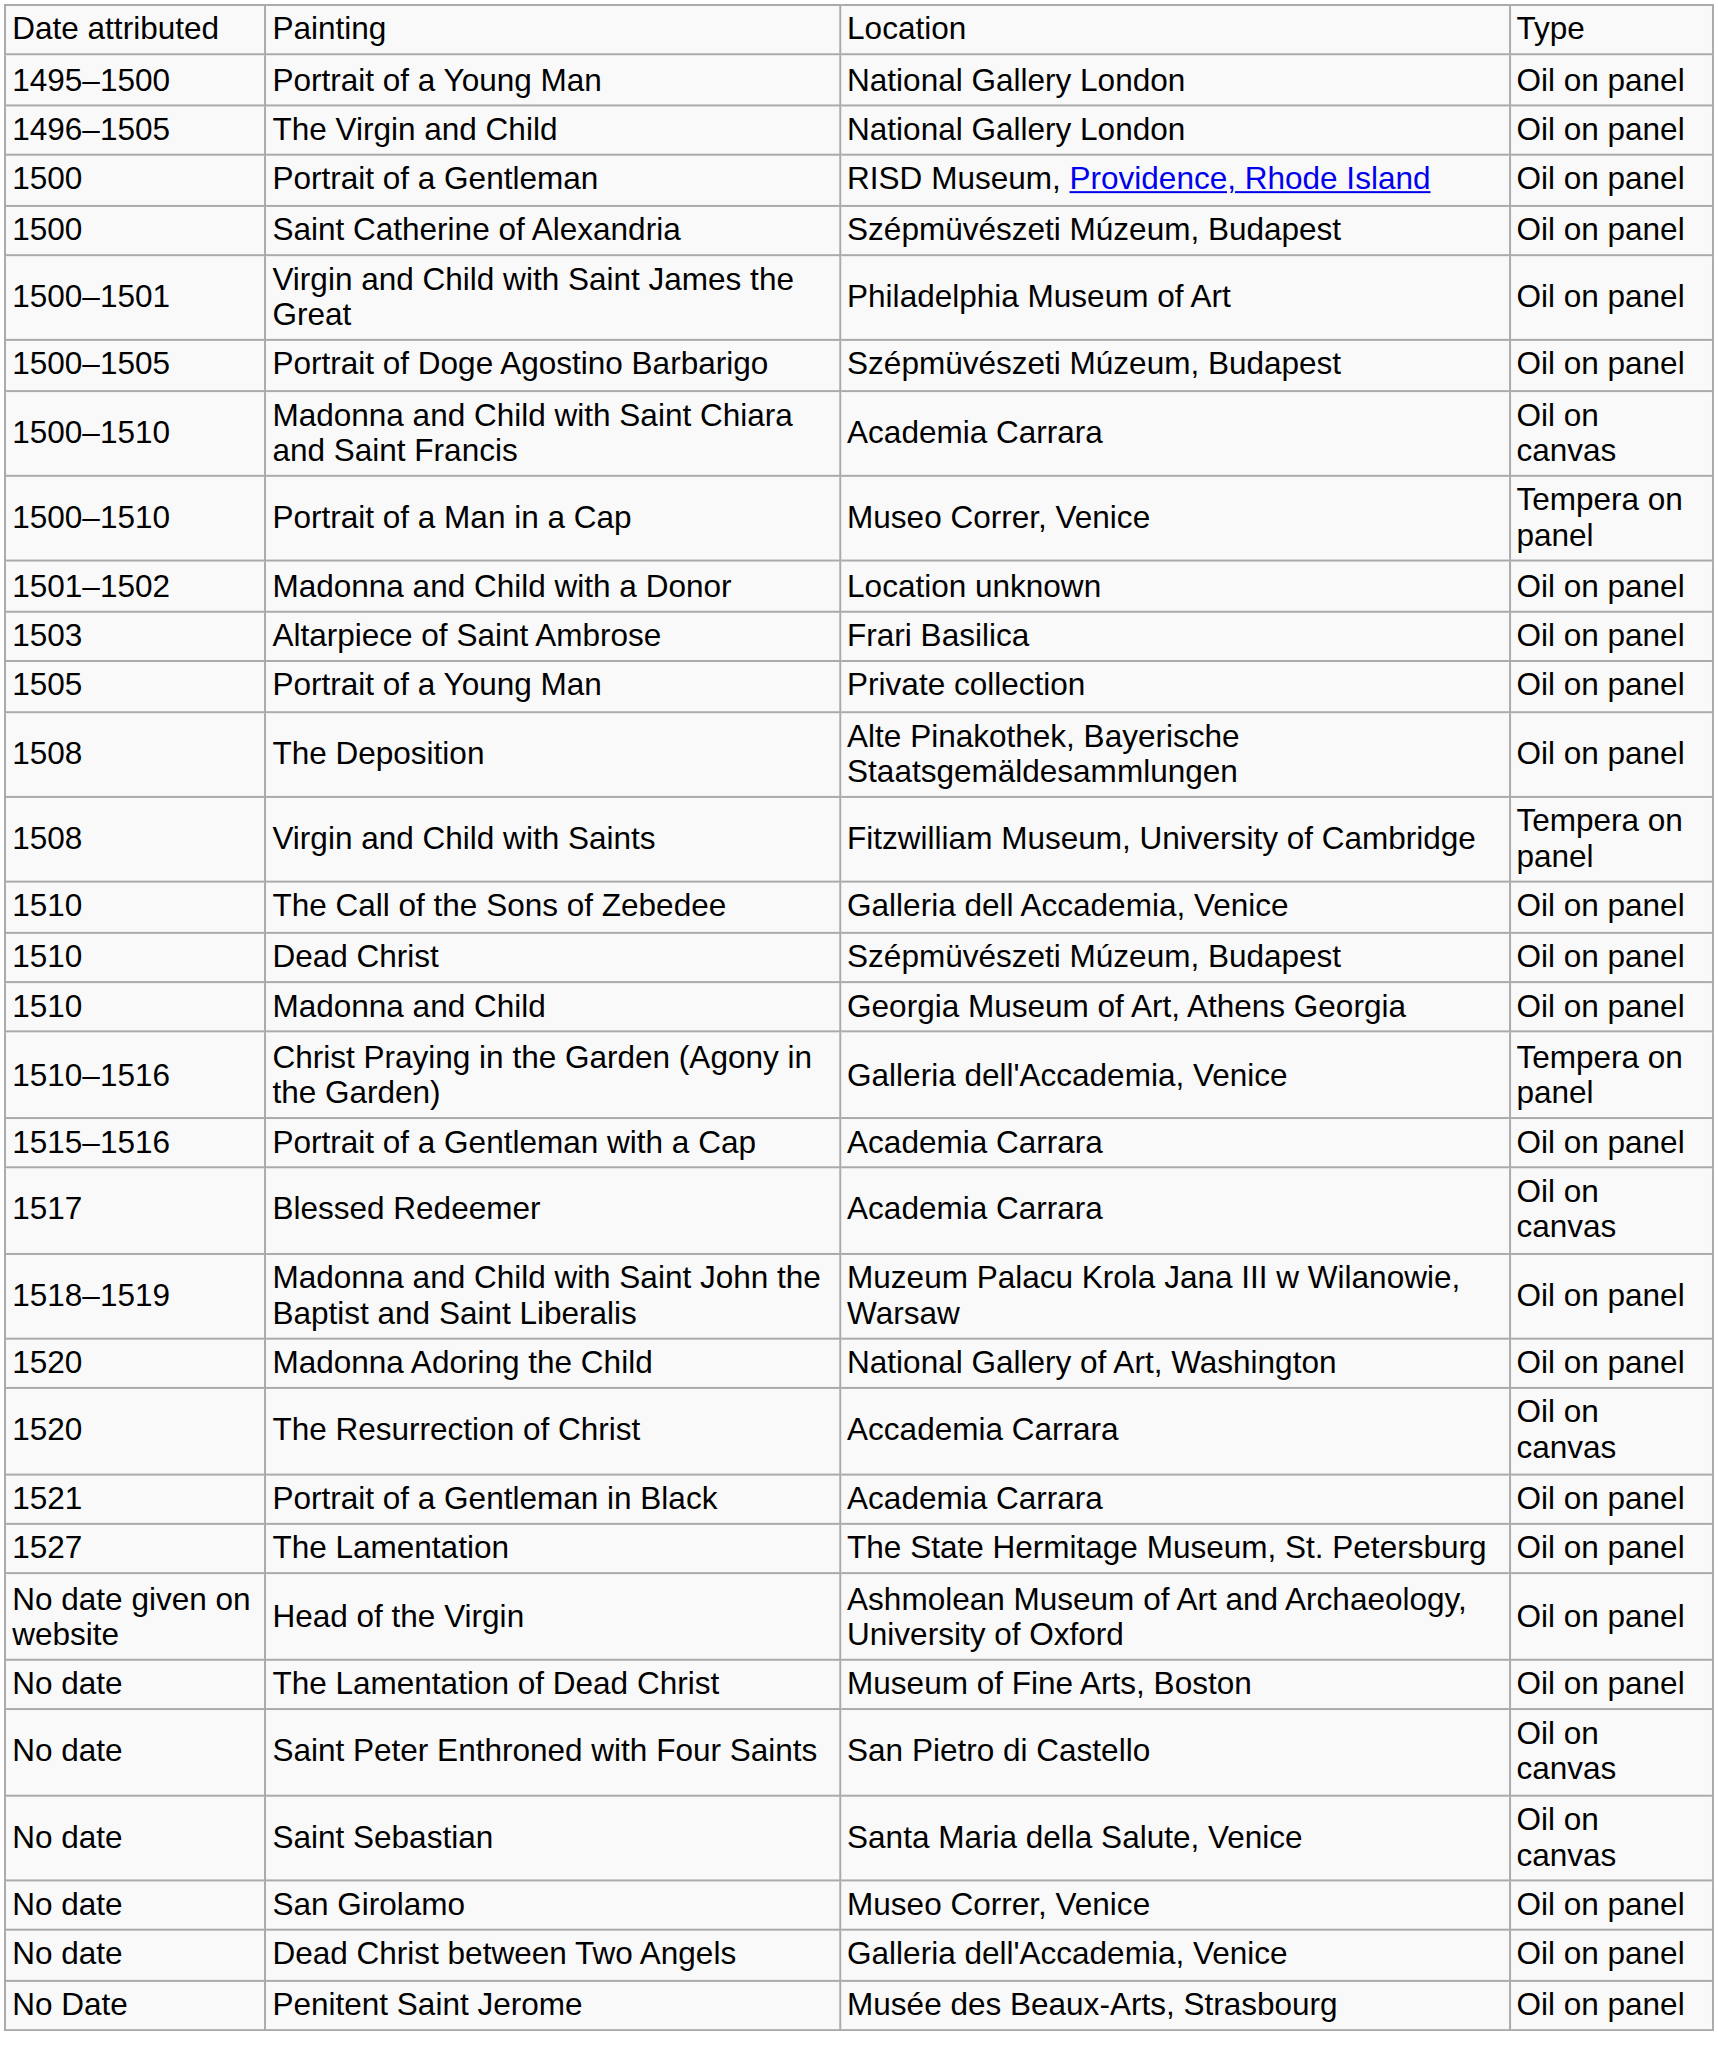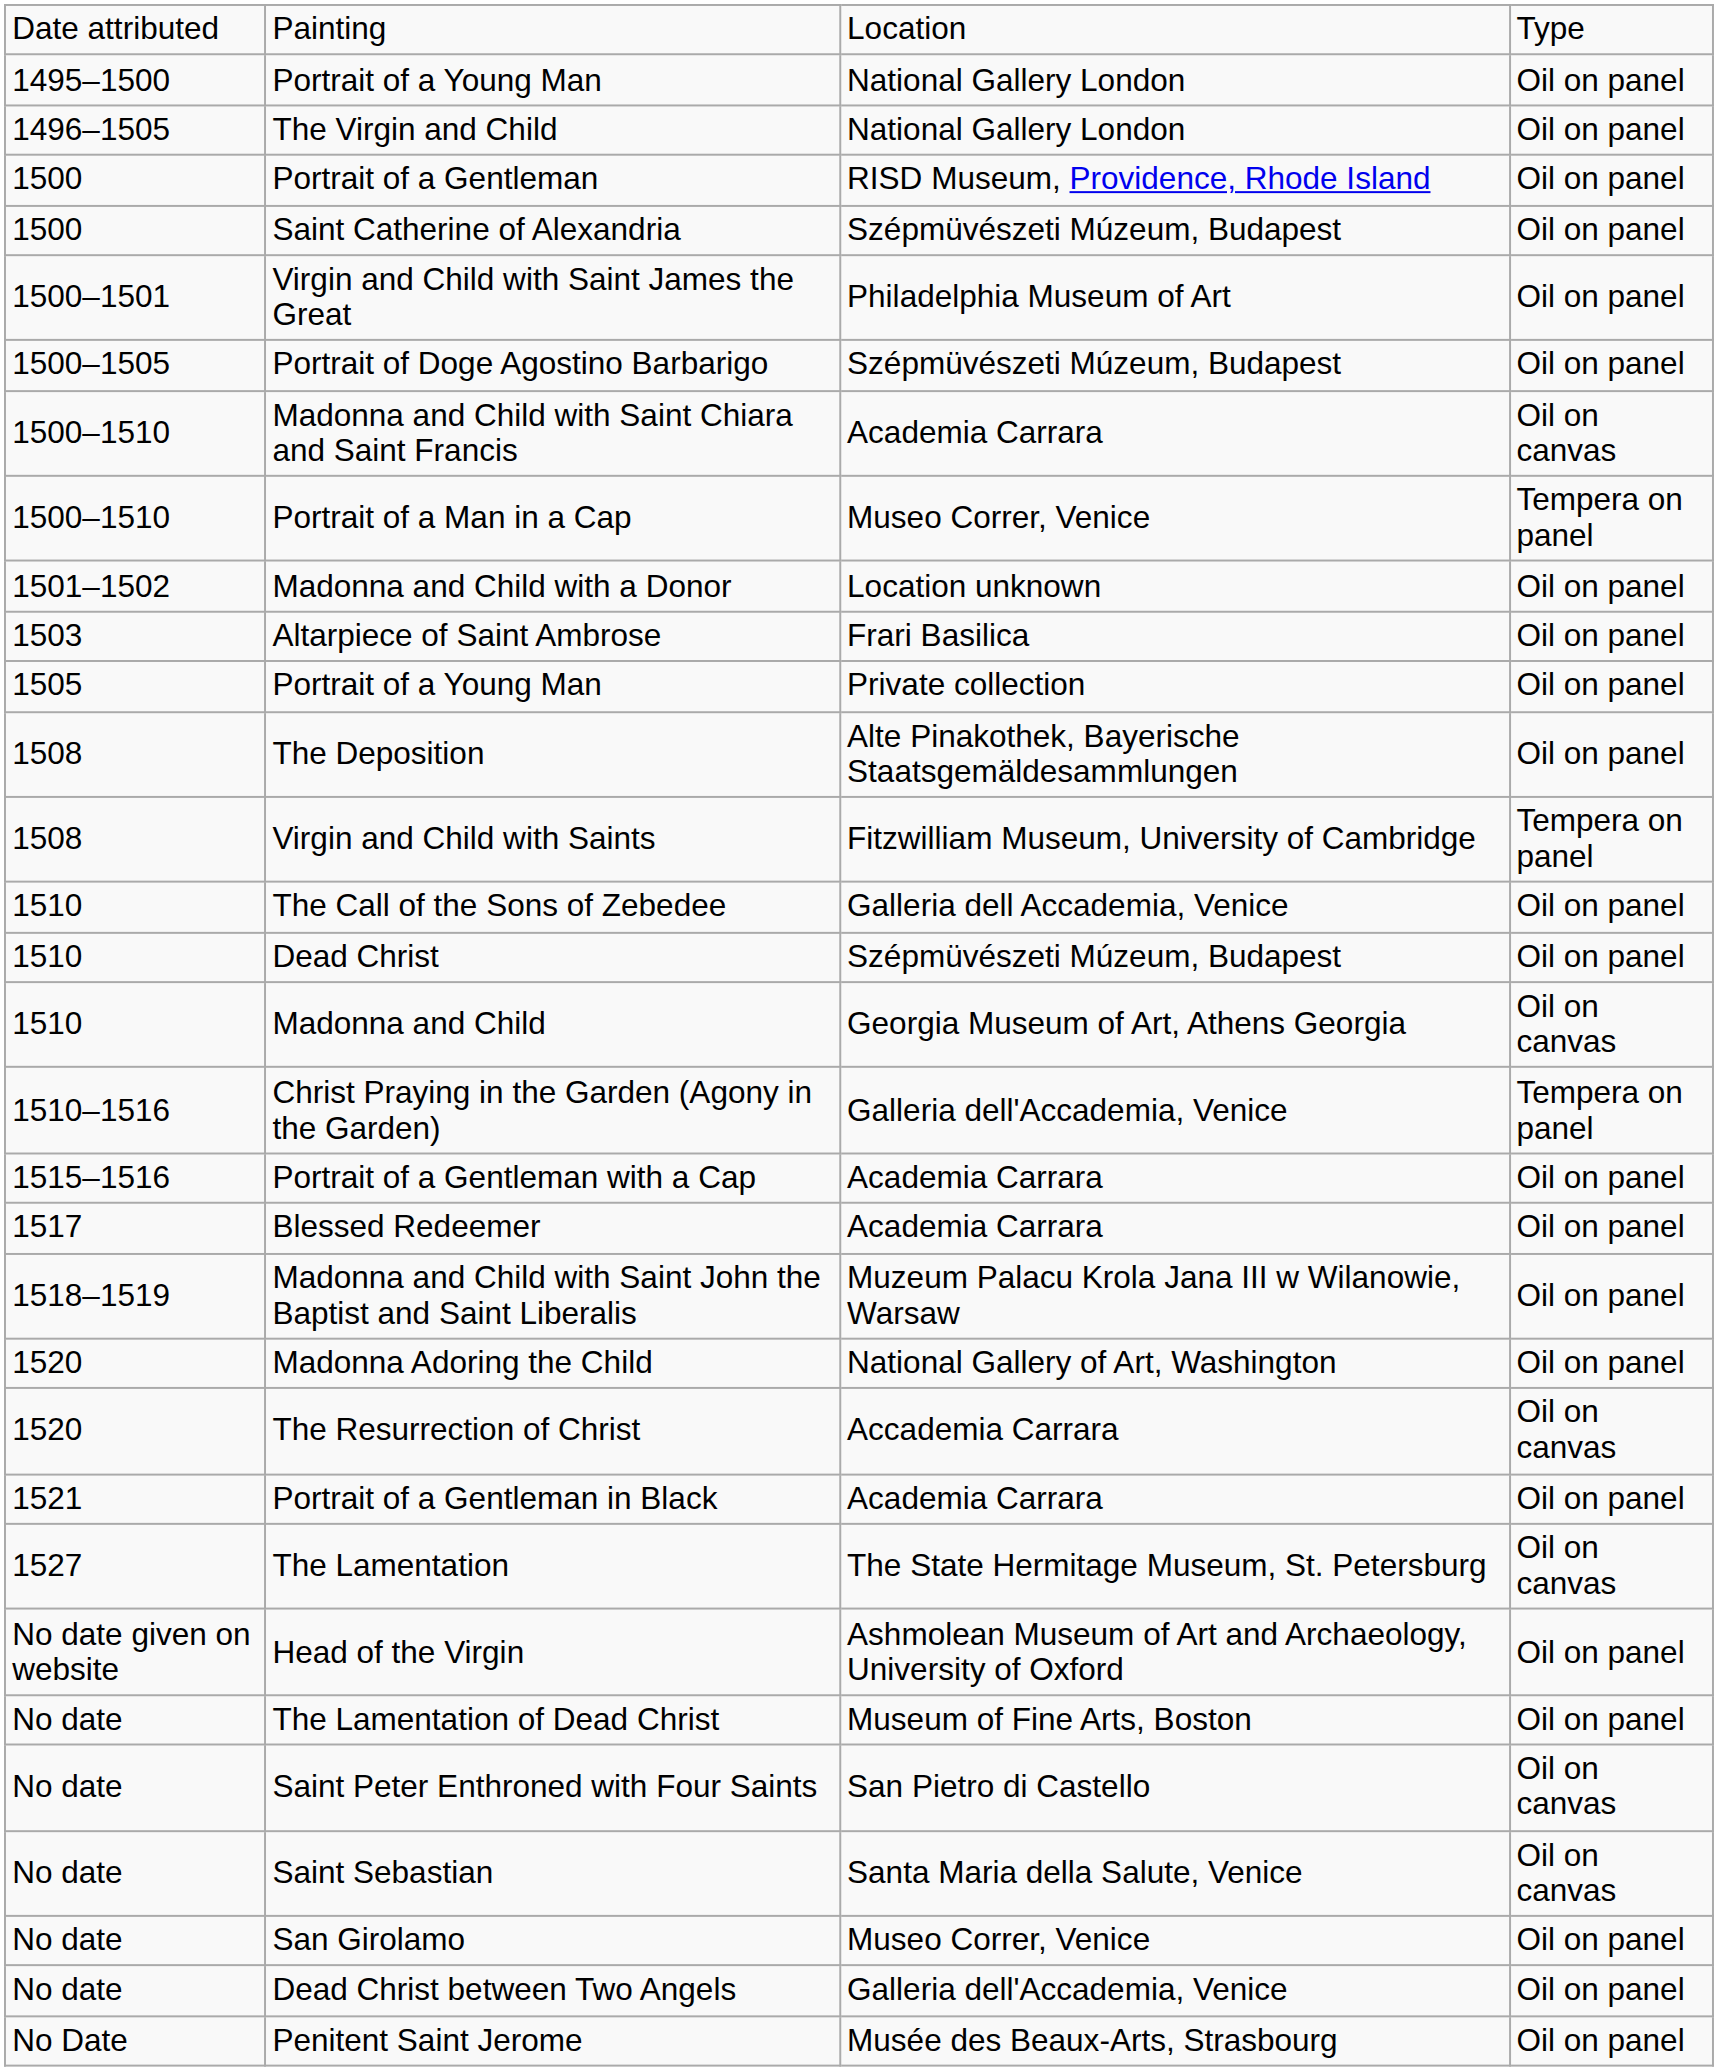(1601, 1006) Oil on panel -> (1566, 1024) Oil on canvas
(1566, 1209) Oil on canvas -> (1601, 1227) Oil on panel
(1601, 1548) Oil on panel -> (1566, 1566) Oil on canvas
